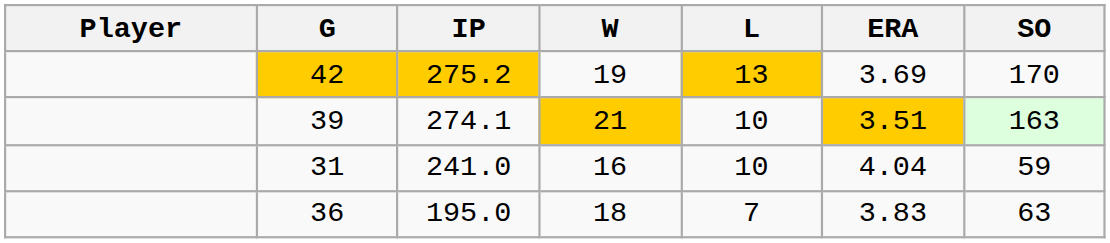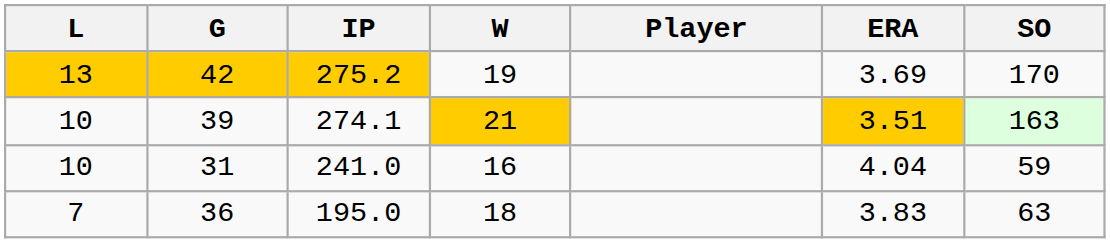columns swapped: (131, 28) <-> (751, 28)
